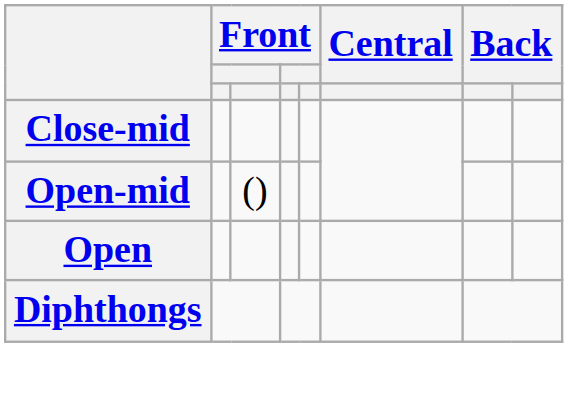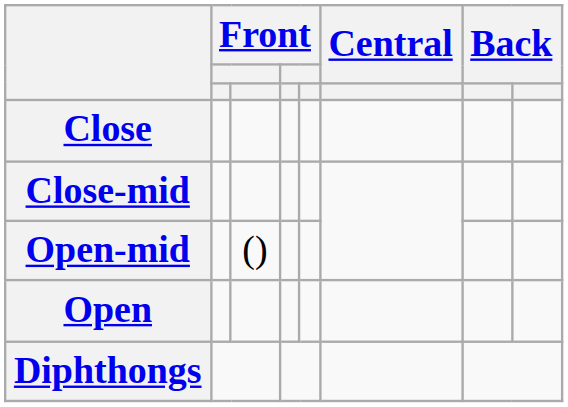+ row: (108, 129)
